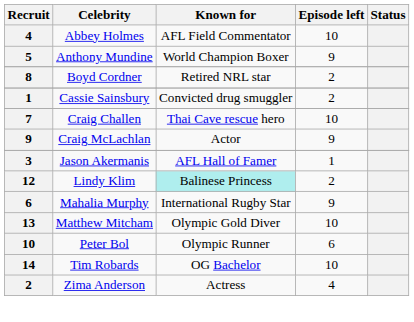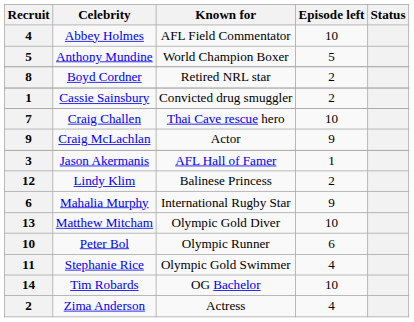(331, 56) 9 -> (331, 56) 5
(226, 181) paleturquoise background -> (226, 181) no background
+ row: (104, 264)
